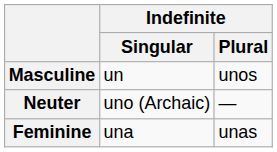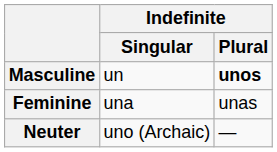(238, 75) normal -> (240, 75) bold
rows swapped: (52, 132) <-> (52, 103)
